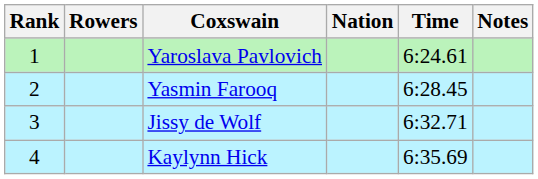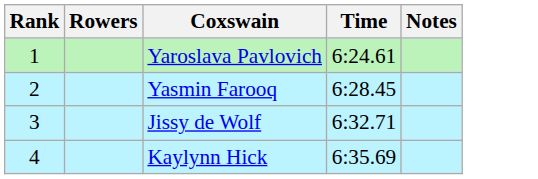- column: (363, 21)
